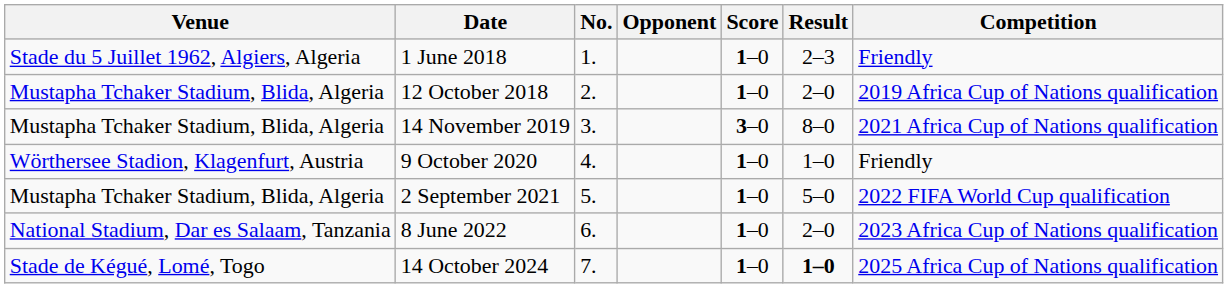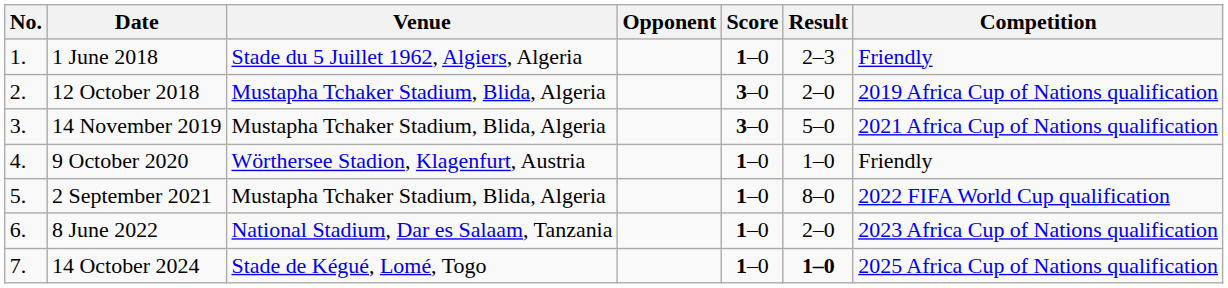columns swapped: (596, 21) <-> (200, 21)
(752, 91) 1–0 -> (752, 91) 3–0
(818, 126) 8–0 -> (818, 126) 5–0
(818, 195) 5–0 -> (818, 195) 8–0
